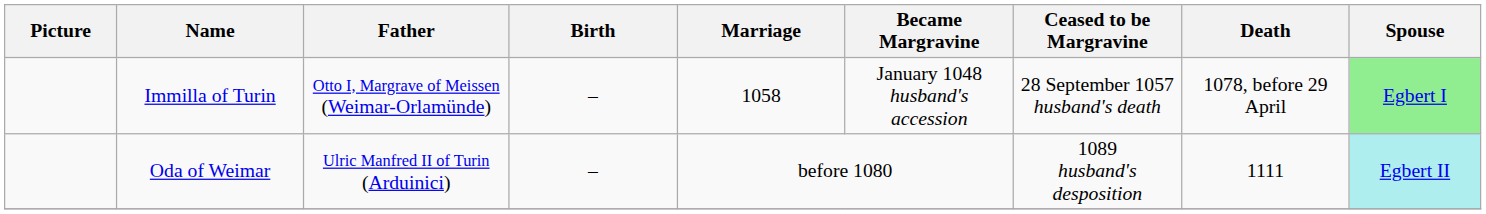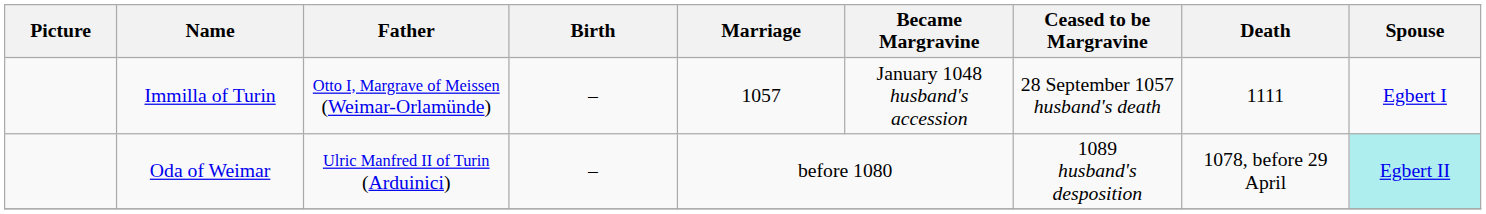(761, 95) 1058 -> (761, 95) 1057
(1265, 95) 1078, before 29 April -> (1265, 95) 1111
(1415, 95) lightgreen background -> (1415, 95) no background
(1265, 171) 1111 -> (1265, 171) 1078, before 29 April
